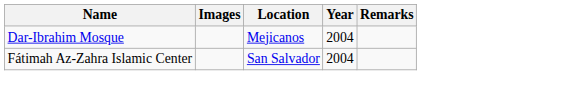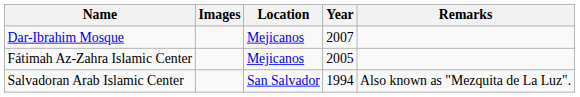(340, 37) 2004 -> (340, 37) 2007
(283, 59) San Salvador -> (276, 59) Mejicanos
(340, 59) 2004 -> (340, 59) 2005
+ row: (96, 80)
